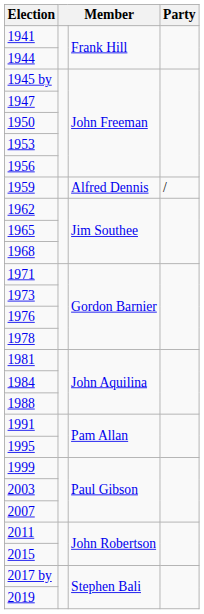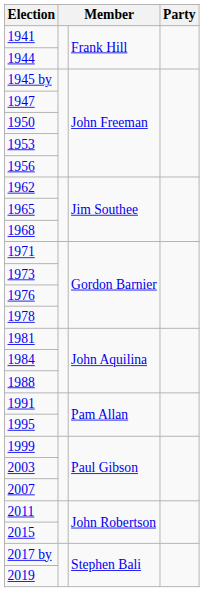- row: (21, 187)
